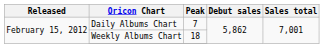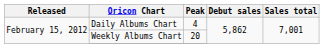(195, 24) 7 -> (195, 24) 4
(195, 37) 18 -> (195, 37) 20
